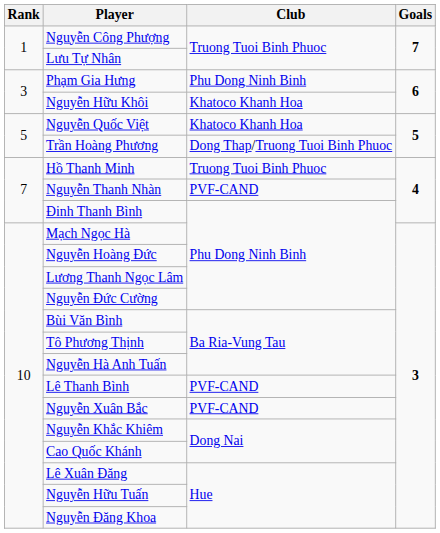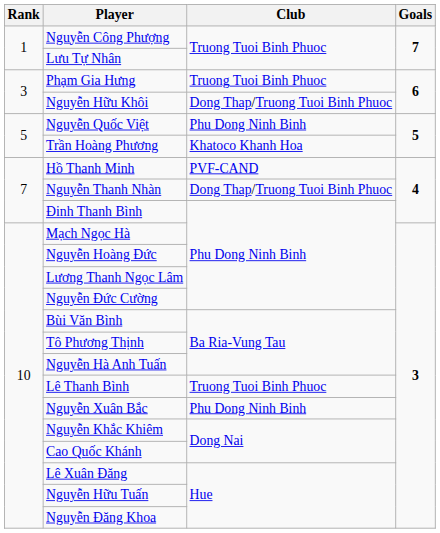(248, 80) Phu Dong Ninh Binh -> (258, 80) Truong Tuoi Binh Phuoc
(246, 102) Khatoco Khanh Hoa -> (291, 102) Dong Thap/Truong Tuoi Binh Phuoc
(246, 124) Khatoco Khanh Hoa -> (248, 124) Phu Dong Ninh Binh
(291, 146) Dong Thap/Truong Tuoi Binh Phuoc -> (246, 146) Khatoco Khanh Hoa
(258, 168) Truong Tuoi Binh Phuoc -> (224, 168) PVF-CAND
(224, 189) PVF-CAND -> (291, 189) Dong Thap/Truong Tuoi Binh Phuoc
(224, 386) PVF-CAND -> (258, 386) Truong Tuoi Binh Phuoc
(224, 408) PVF-CAND -> (248, 408) Phu Dong Ninh Binh
